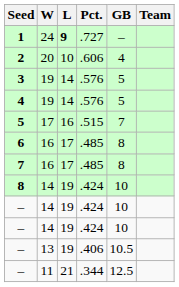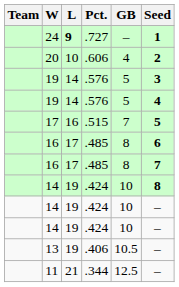columns swapped: (155, 15) <-> (21, 15)
